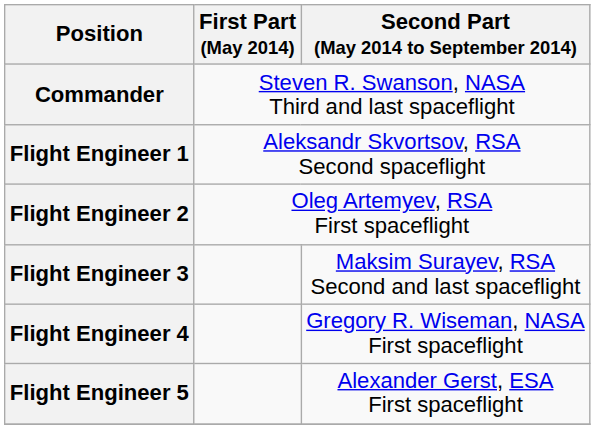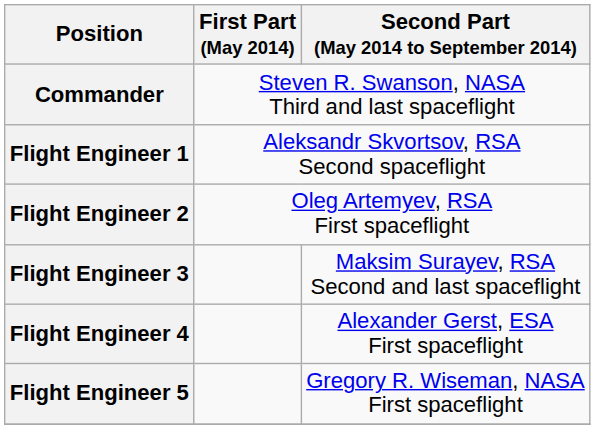(445, 333) Gregory R. Wiseman, NASA First spaceflight -> (445, 333) Alexander Gerst, ESA First spaceflight
(445, 393) Alexander Gerst, ESA First spaceflight -> (445, 393) Gregory R. Wiseman, NASA First spaceflight
